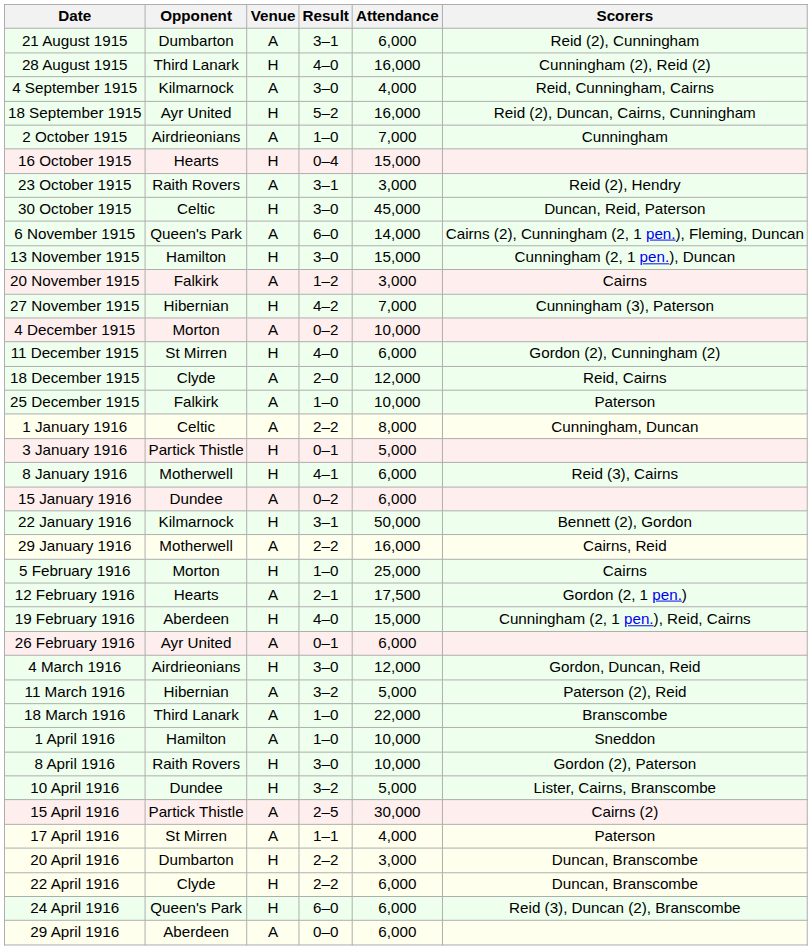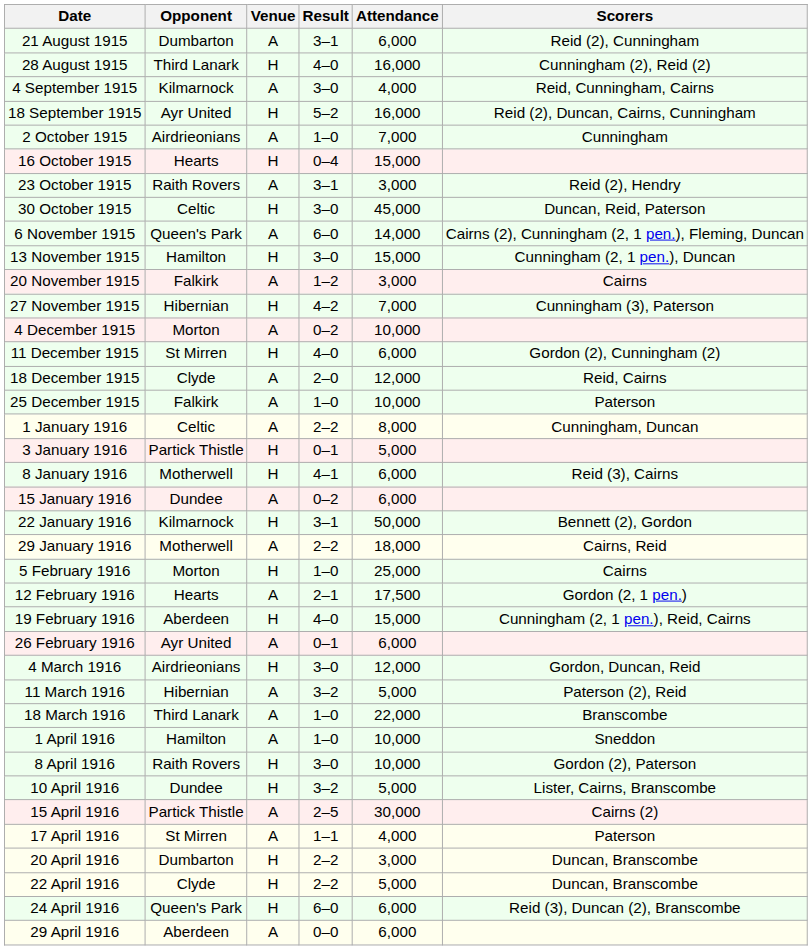(397, 546) 16,000 -> (397, 546) 18,000
(397, 884) 6,000 -> (397, 884) 5,000
